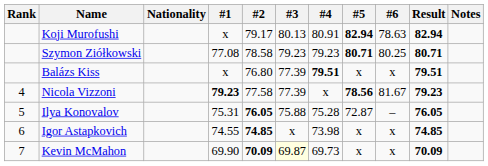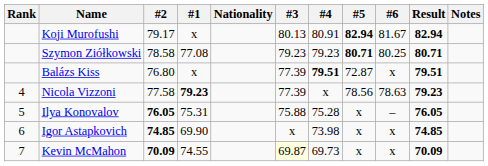columns swapped: (176, 14) <-> (259, 14)
(392, 33) 78.63 -> (392, 33) 81.67
(359, 72) x -> (359, 72) 72.87
(359, 92) bold -> (359, 92) normal
(392, 92) 81.67 -> (392, 92) 78.63
(359, 111) 72.87 -> (359, 111) x
(225, 131) 74.55 -> (194, 131) 69.90
(225, 151) 69.90 -> (194, 151) 74.55
